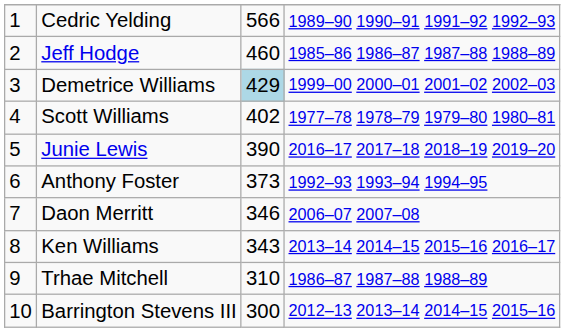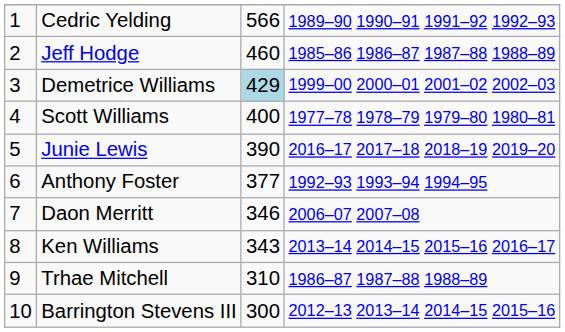(263, 117) 402 -> (263, 117) 400
(263, 181) 373 -> (263, 181) 377
